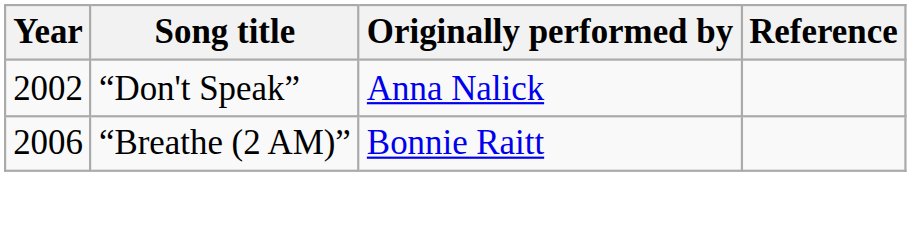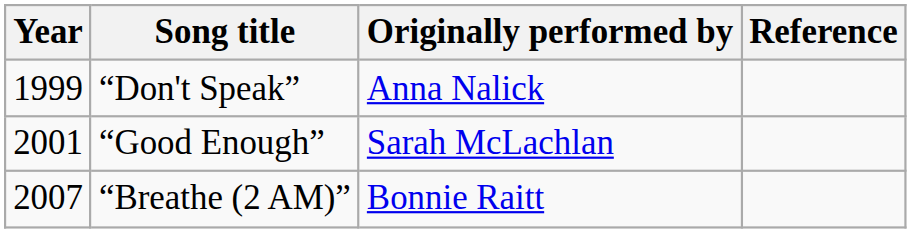(48, 87) 2002 -> (48, 87) 1999
+ row: (212, 142)
(48, 142) 2006 -> (48, 198) 2007
